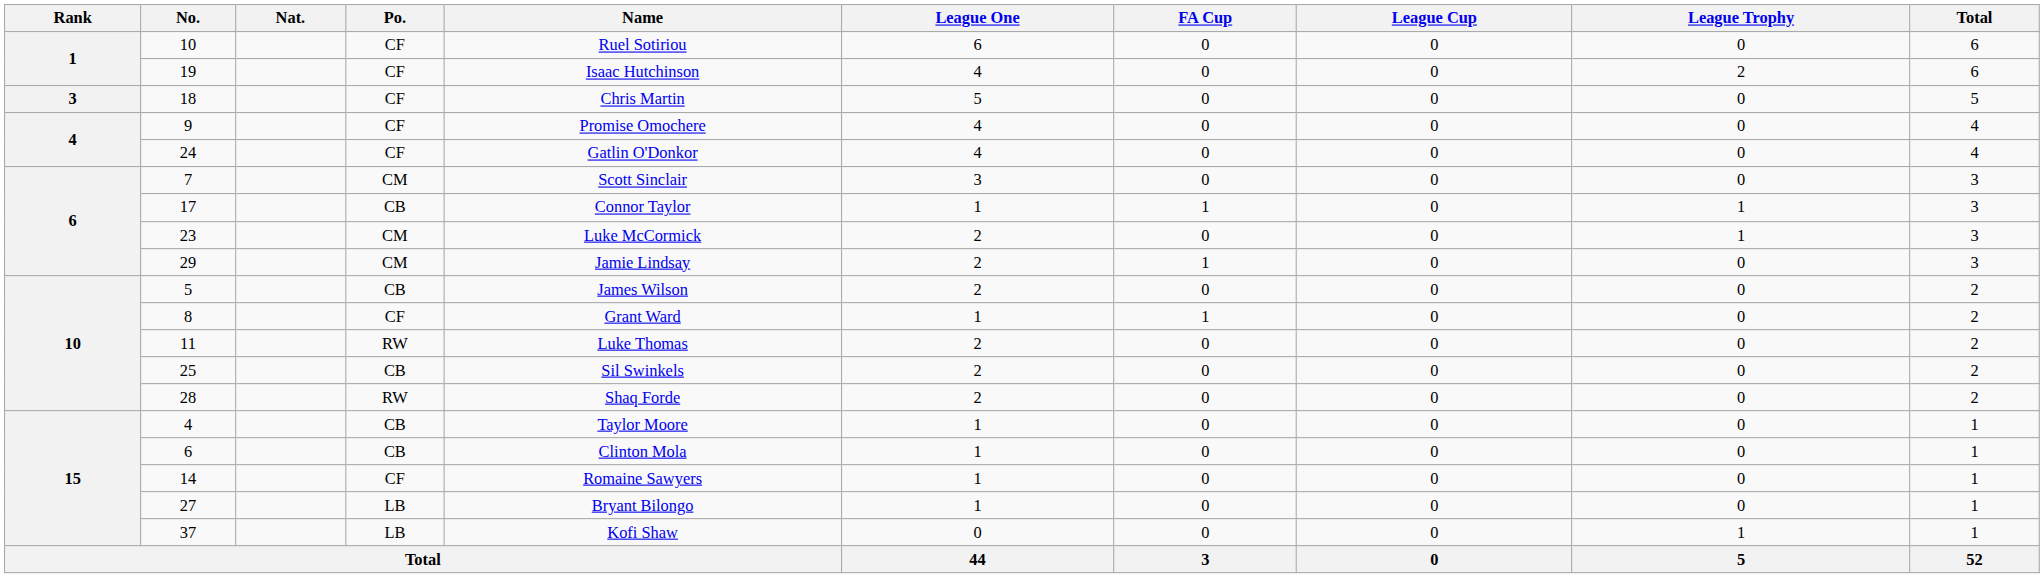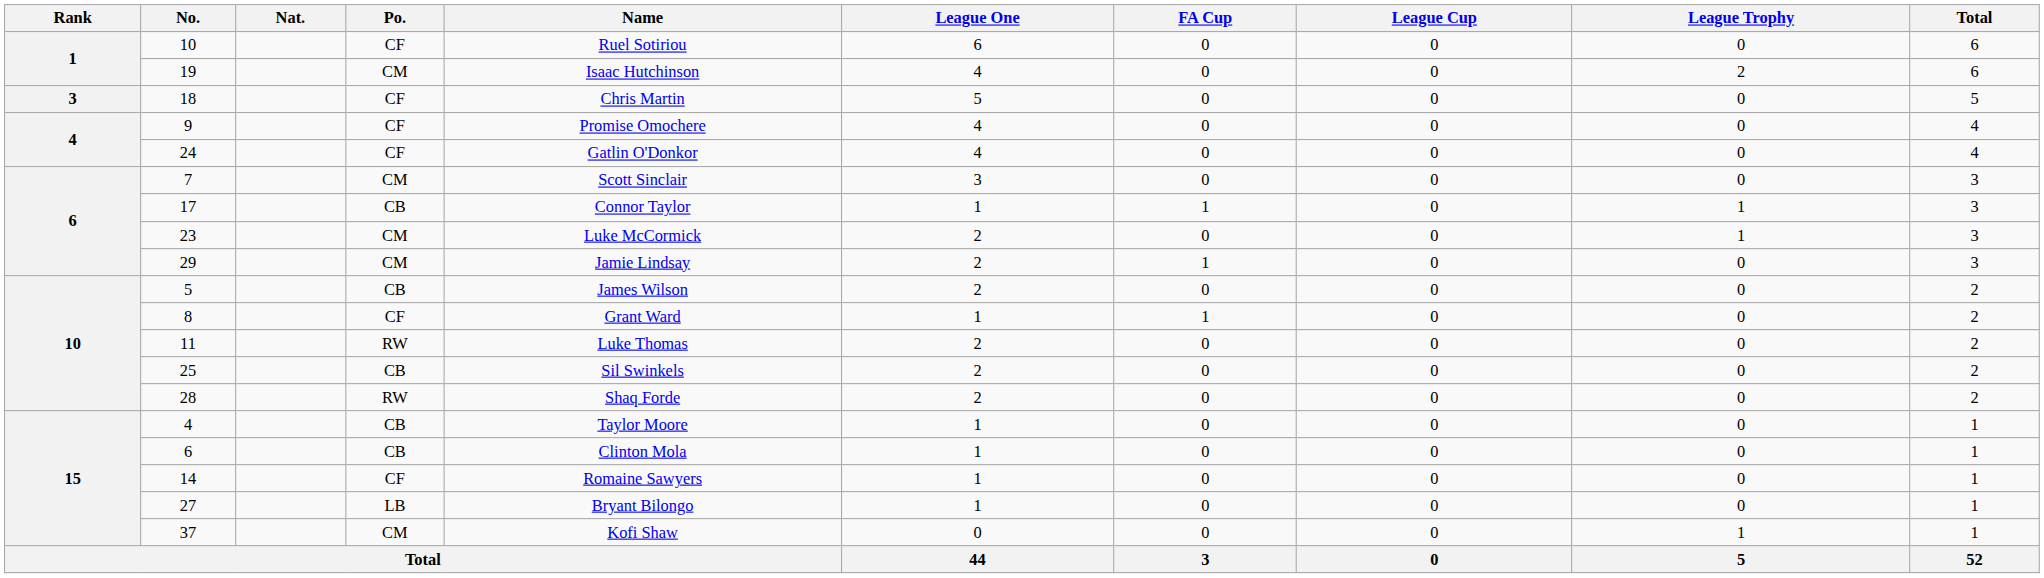(395, 72) CF -> (395, 72) CM
(395, 532) LB -> (395, 532) CM
